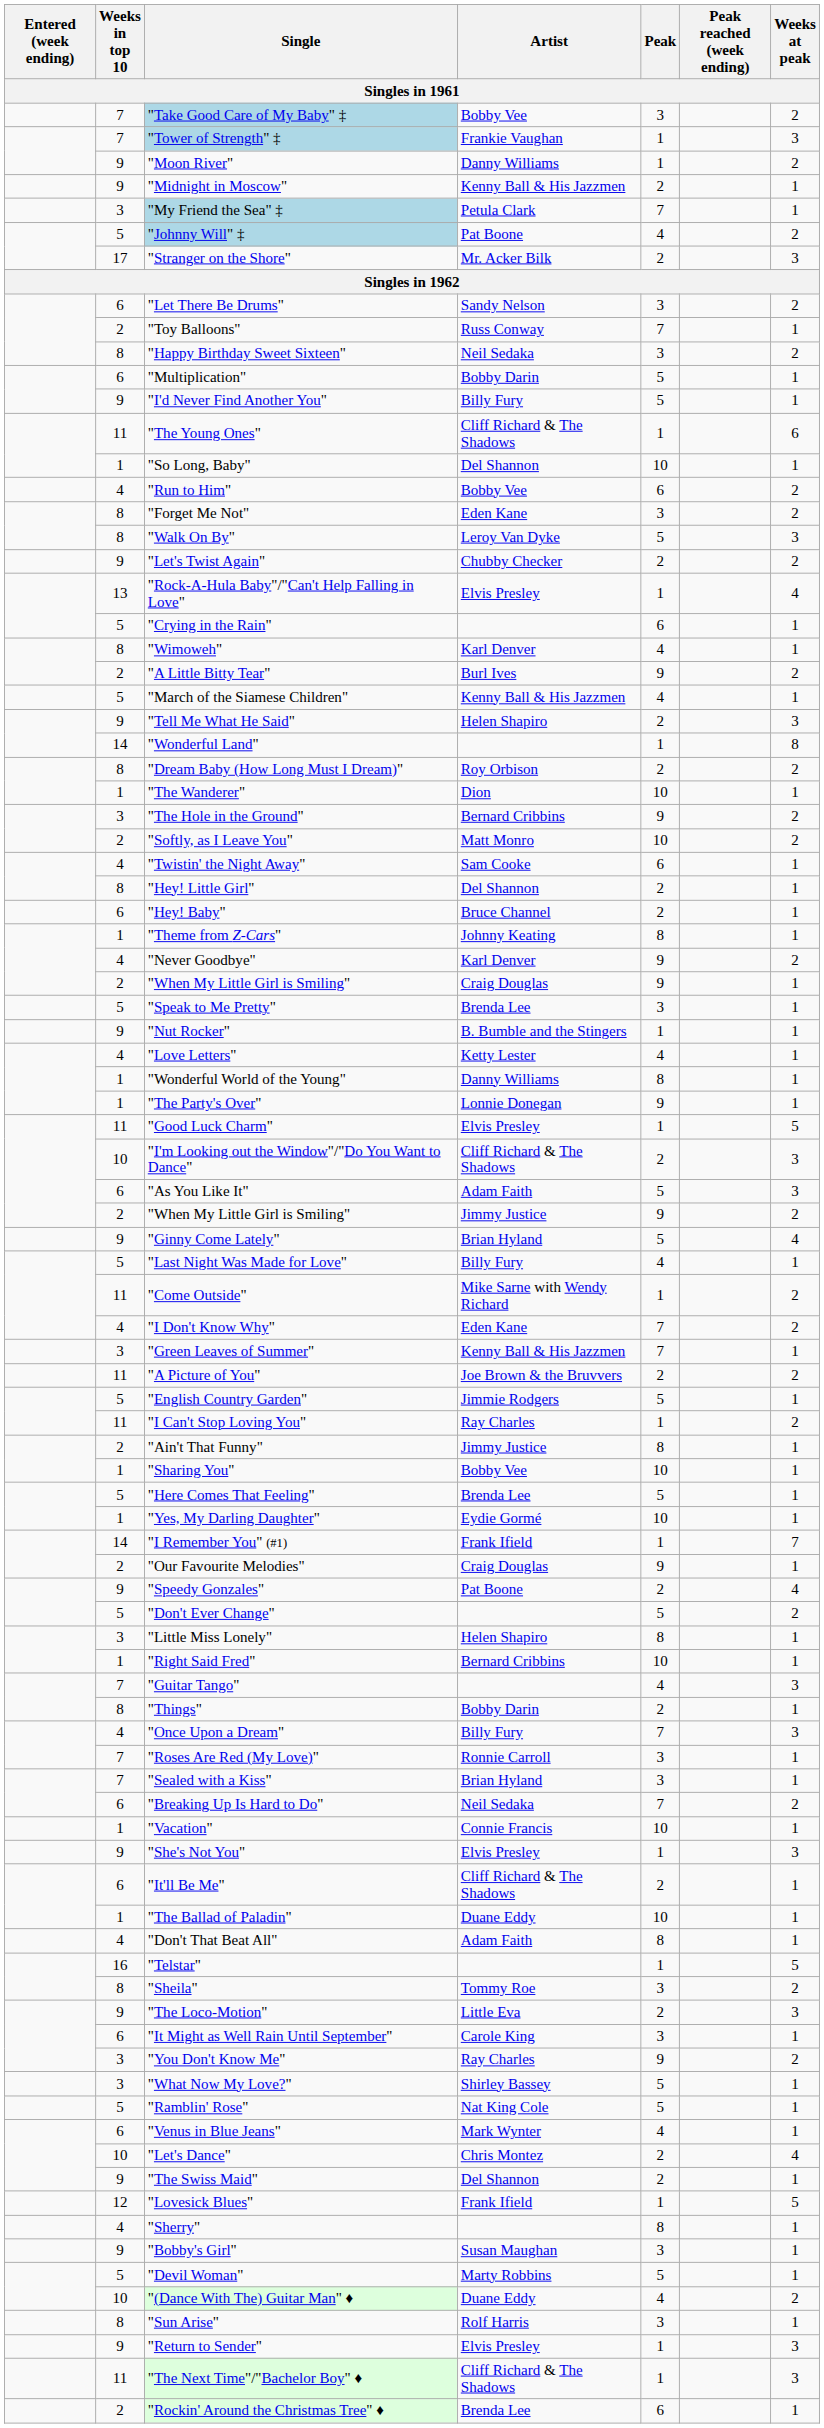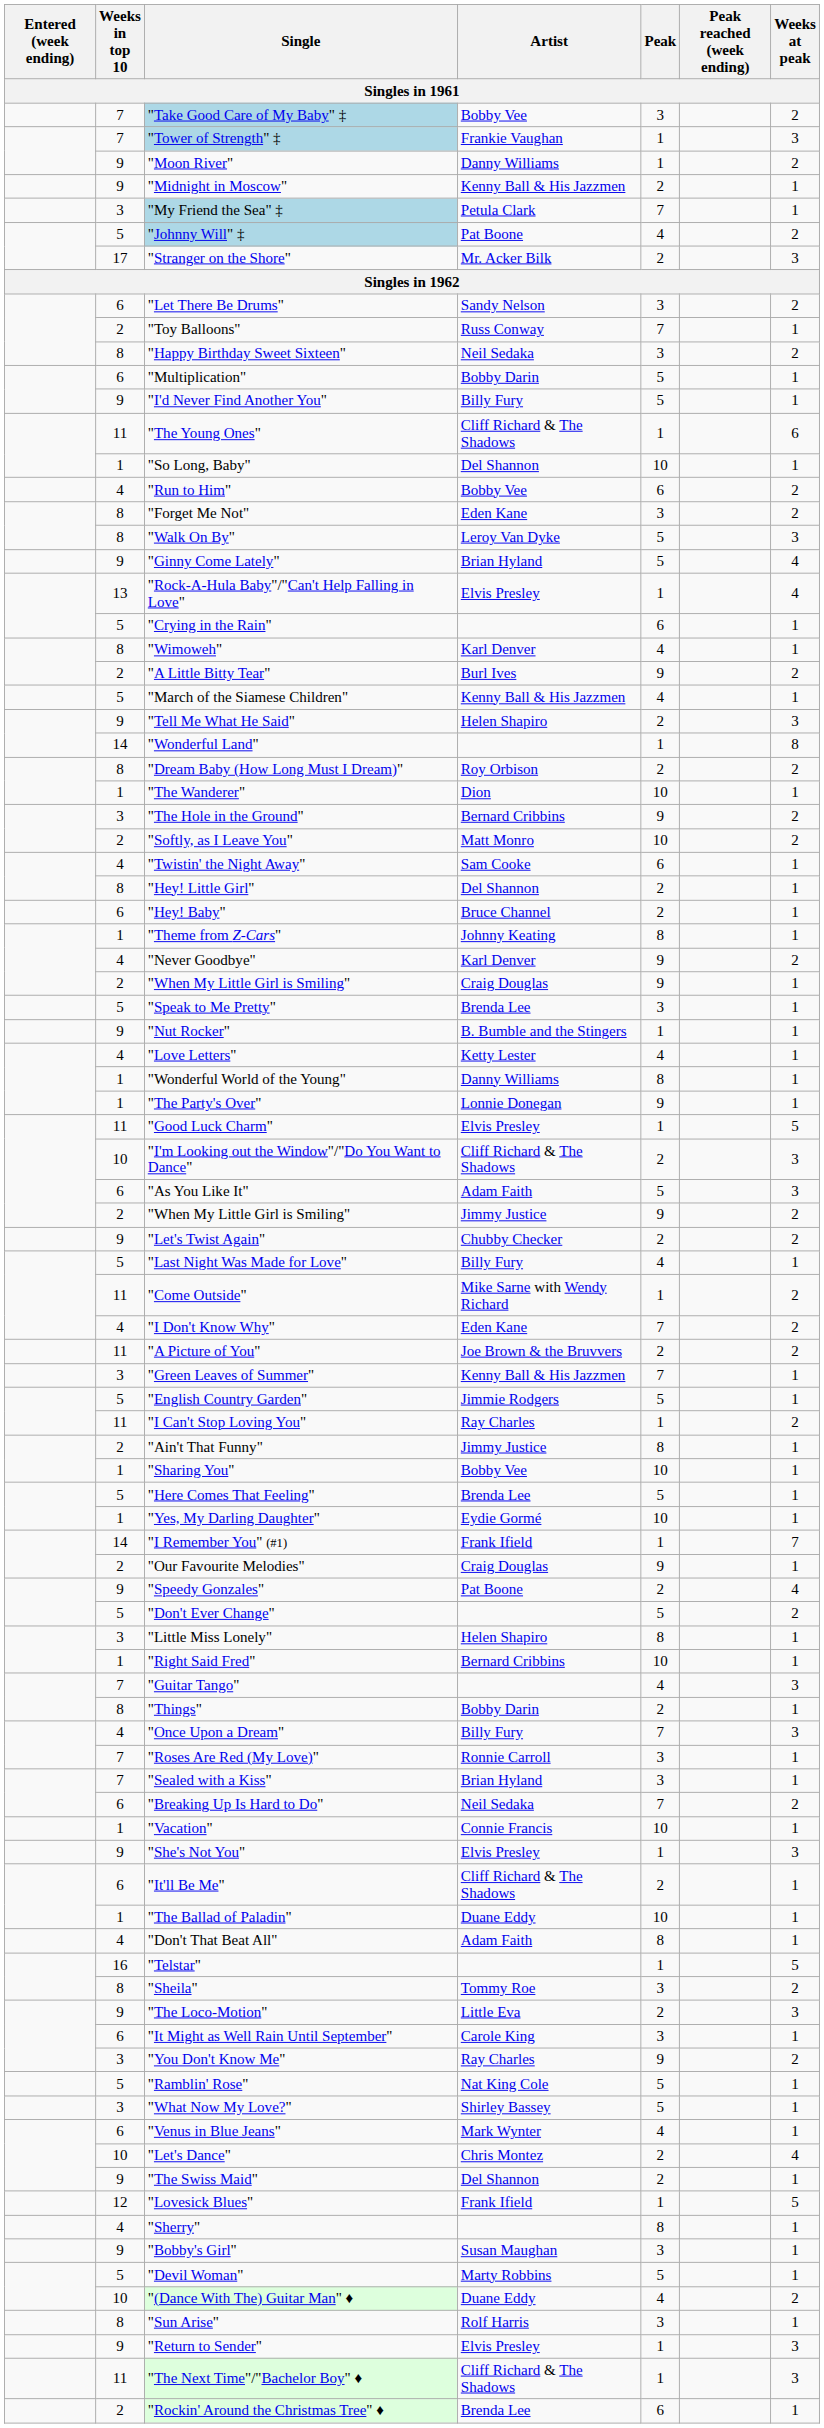rows swapped: (206, 561) <-> (214, 1239)
rows swapped: (204, 1375) <-> (231, 1351)
rows swapped: (220, 2083) <-> (198, 2107)
